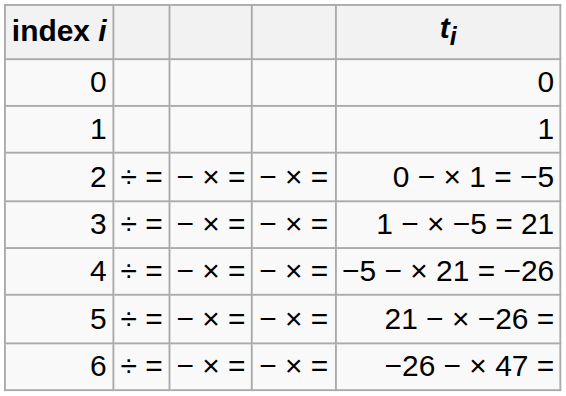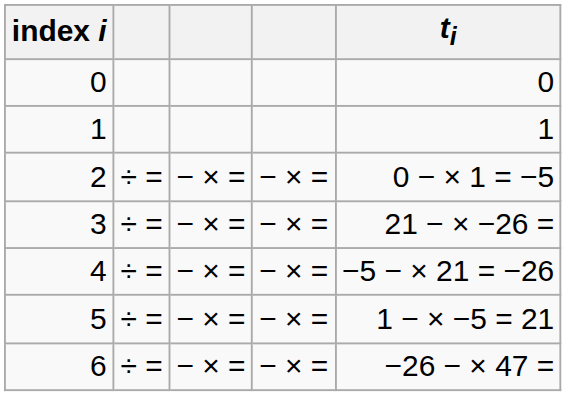(465, 223) 1 − × −5 = 21 -> (469, 223) 21 − × −26 =
(469, 318) 21 − × −26 = -> (465, 318) 1 − × −5 = 21
